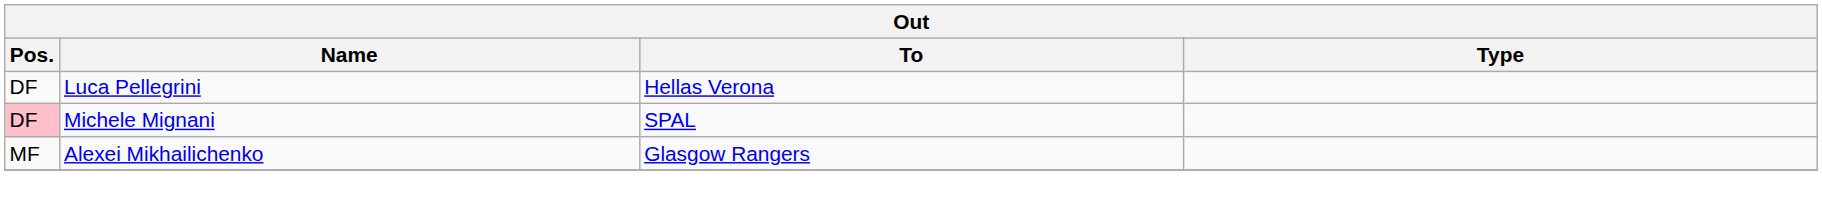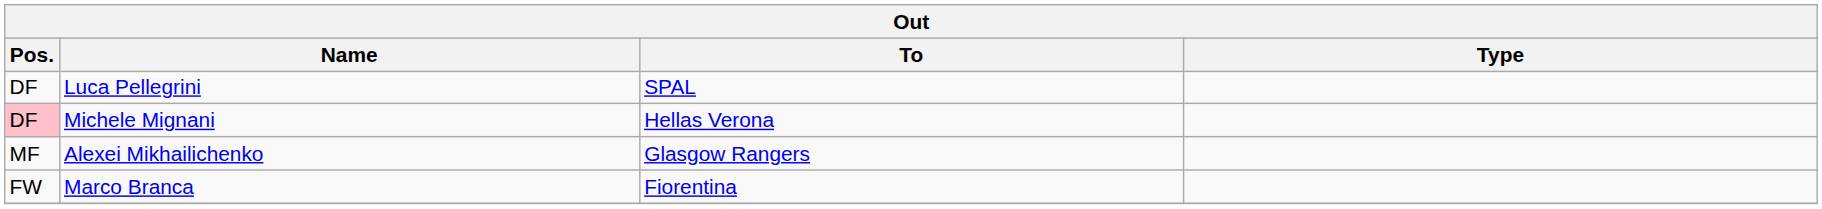(709, 88) Hellas Verona -> (670, 88) SPAL
(670, 121) SPAL -> (709, 121) Hellas Verona
+ row: (129, 187)
